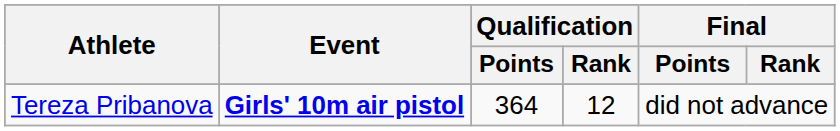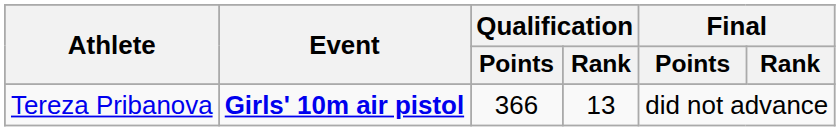(516, 105) 364 -> (516, 105) 366
(601, 105) 12 -> (601, 105) 13
